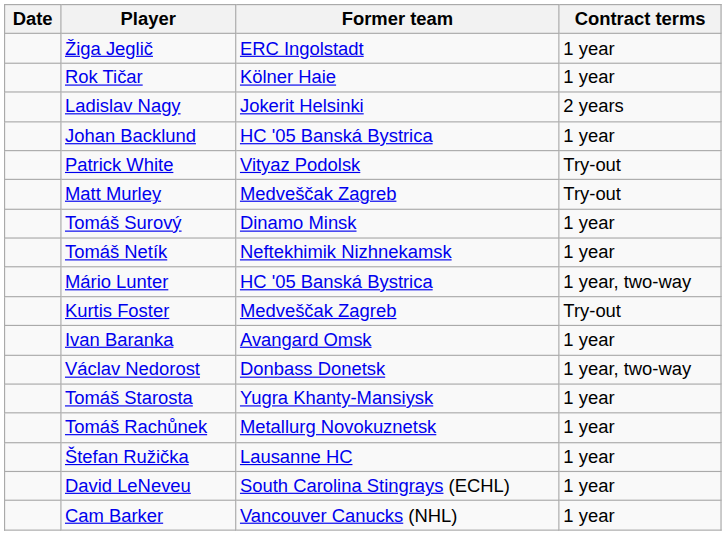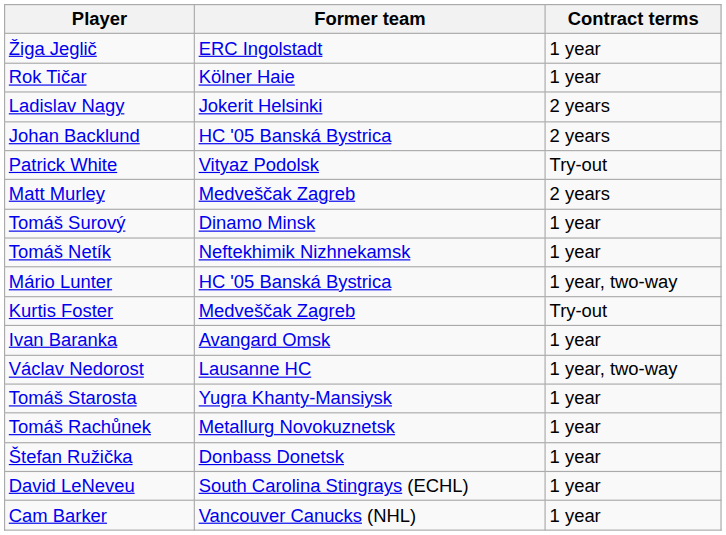- column: (33, 19)
(589, 135) 1 year -> (580, 135) 2 years
(592, 194) Try-out -> (580, 194) 2 years
(313, 369) Donbass Donetsk -> (255, 369) Lausanne HC
(296, 456) Lausanne HC -> (271, 456) Donbass Donetsk
